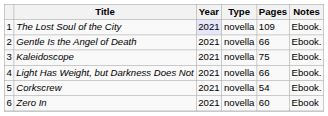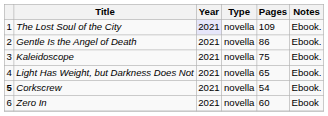(264, 42) 66 -> (264, 42) 86
(264, 73) 66 -> (264, 73) 65
(9, 88) normal -> (9, 88) bold
